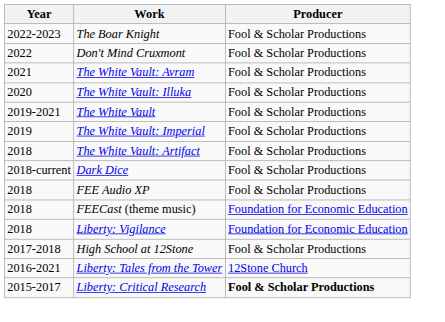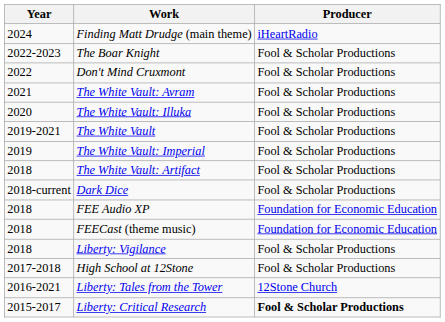+ row: (164, 33)
(297, 190) Fool & Scholar Productions -> (347, 209) Foundation for Economic Education
(318, 229) Foundation for Economic Education -> (326, 248) Fool & Scholar Productions
